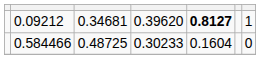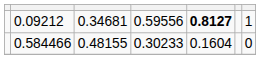(159, 21) 0.39620 -> (159, 21) 0.59556
(103, 43) 0.48725 -> (103, 43) 0.48155
